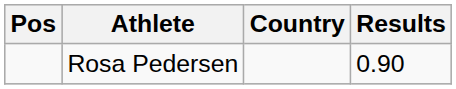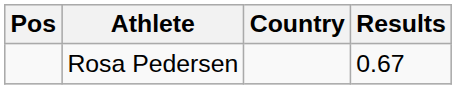(380, 63) 0.90 -> (380, 63) 0.67
